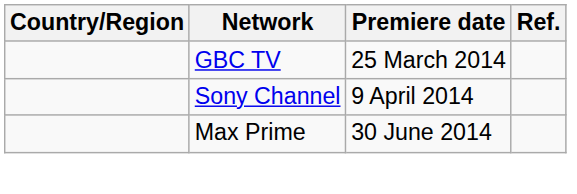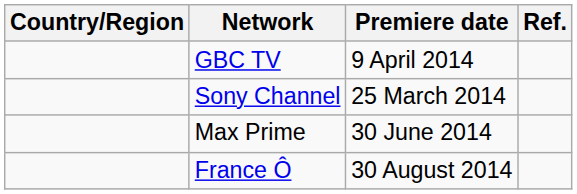(429, 59) 25 March 2014 -> (412, 59) 9 April 2014
(412, 96) 9 April 2014 -> (429, 96) 25 March 2014
+ row: (243, 170)
